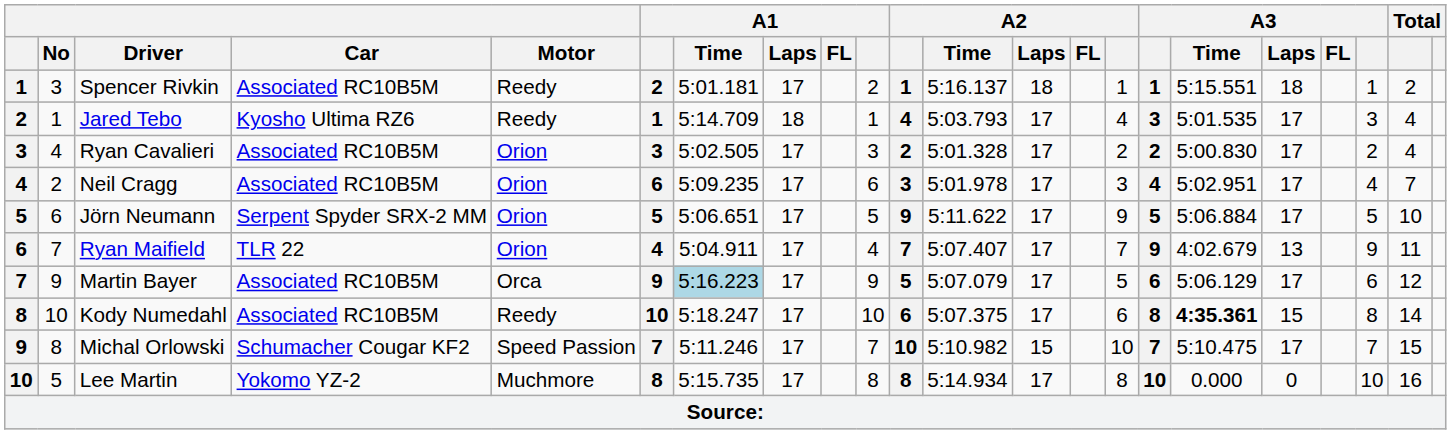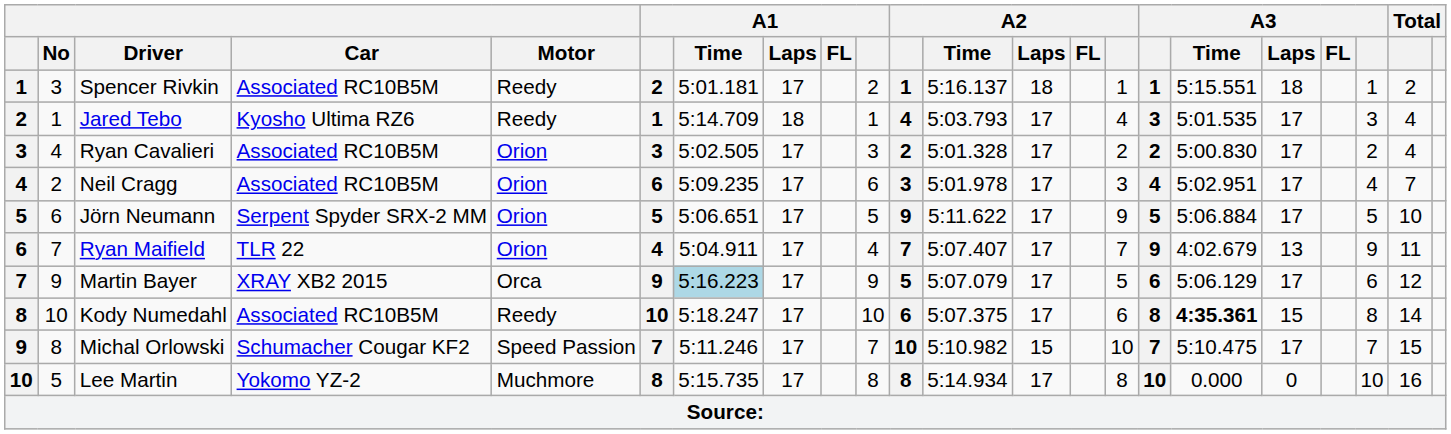(338, 281) Associated RC10B5M -> (312, 281) XRAY XB2 2015
